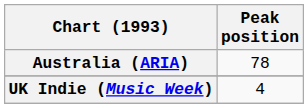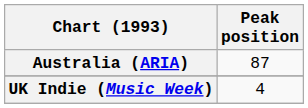(260, 63) 78 -> (260, 63) 87
